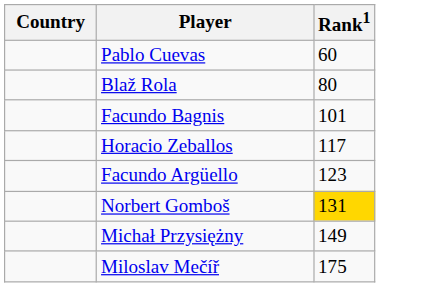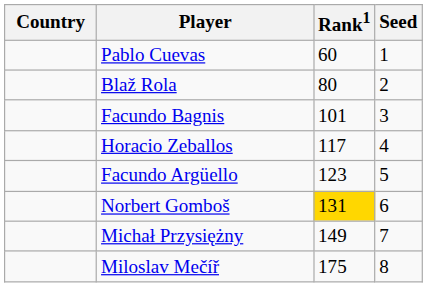+ column: (398, 22)
